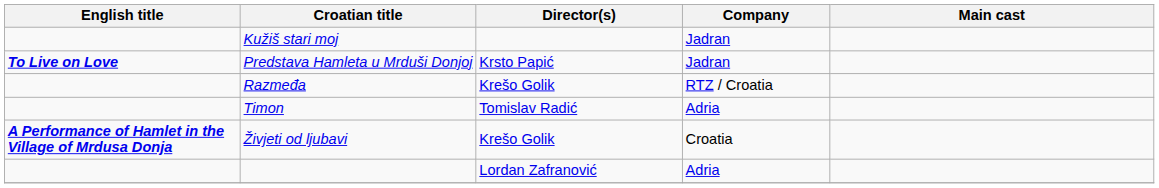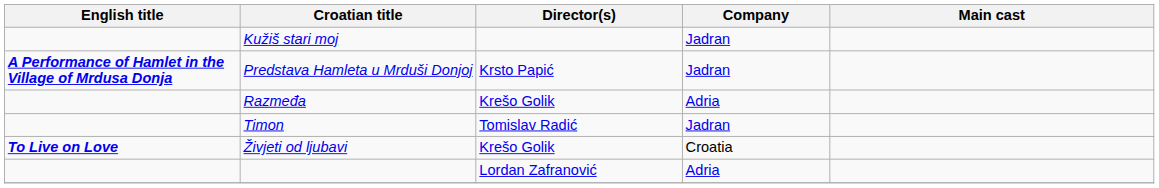(63, 62) To Live on Love -> (116, 70) A Performance of Hamlet in the Village of Mrdusa Donja
(729, 85) RTZ / Croatia -> (703, 101) Adria
(703, 108) Adria -> (708, 124) Jadran
(116, 139) A Performance of Hamlet in the Village of Mrdusa Donja -> (63, 147) To Live on Love
